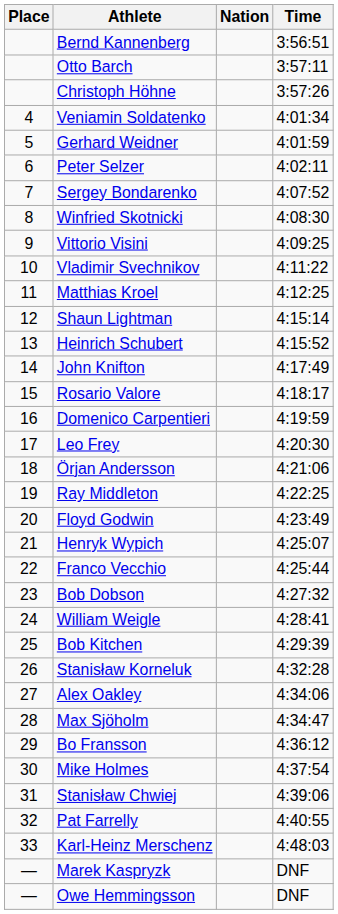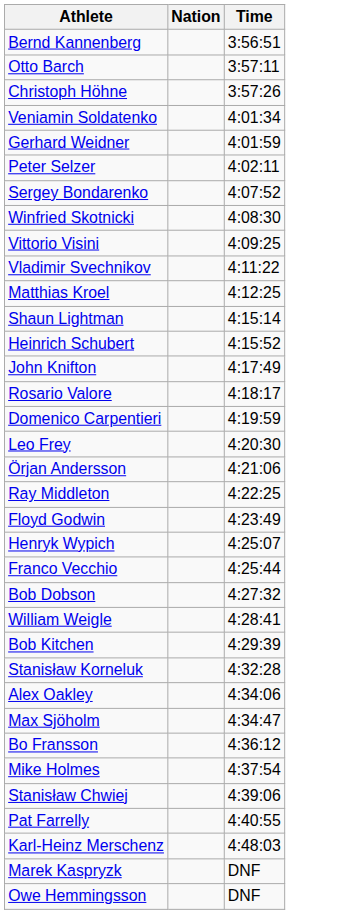- column: (29, 17)
